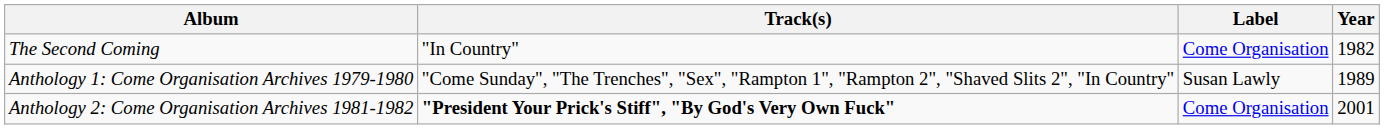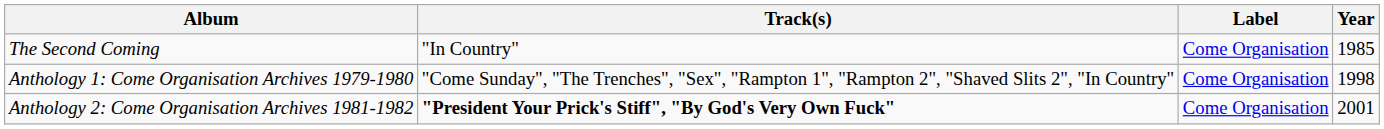(1356, 49) 1982 -> (1356, 49) 1985
(1231, 78) Susan Lawly -> (1256, 78) Come Organisation
(1356, 78) 1989 -> (1356, 78) 1998
